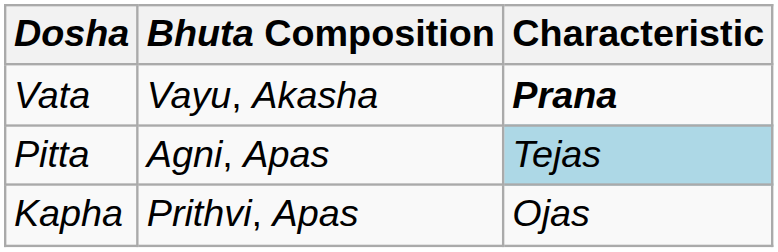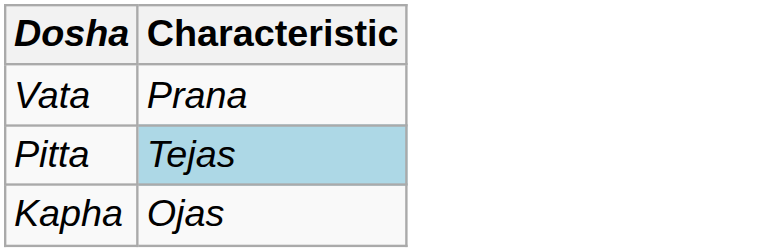- column: (321, 34)
(565, 94) bold -> (197, 94) normal
